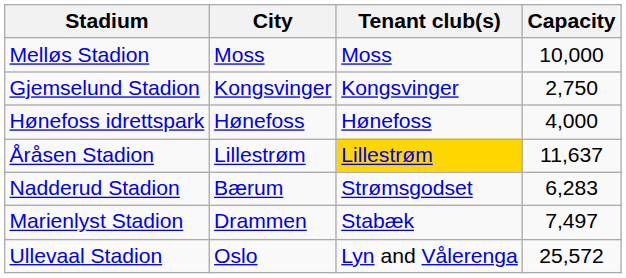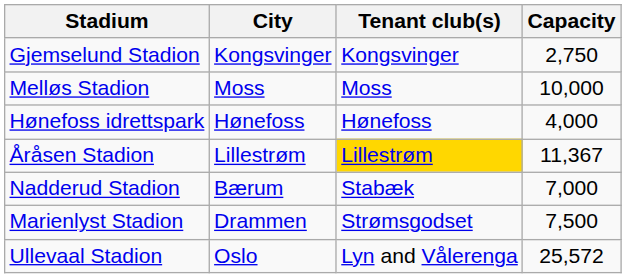rows swapped: (105, 88) <-> (79, 54)
(572, 155) 11,637 -> (572, 155) 11,367
(407, 188) Strømsgodset -> (378, 188) Stabæk
(572, 188) 6,283 -> (572, 188) 7,000
(378, 222) Stabæk -> (407, 222) Strømsgodset
(572, 222) 7,497 -> (572, 222) 7,500
